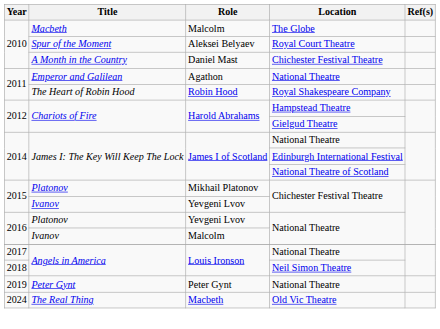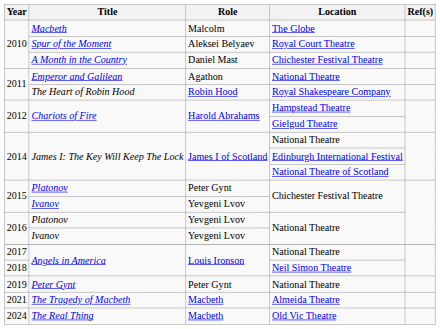(223, 188) Mikhail Platonov -> (210, 188) Peter Gynt
(206, 236) Malcolm -> (217, 236) Yevgeni Lvov
+ row: (81, 300)
